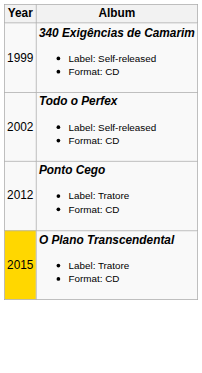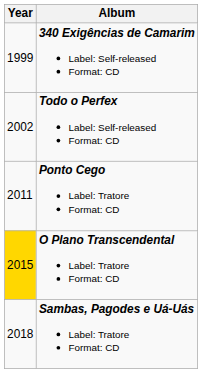(20, 196) 2012 -> (20, 196) 2011
+ row: (117, 328)
